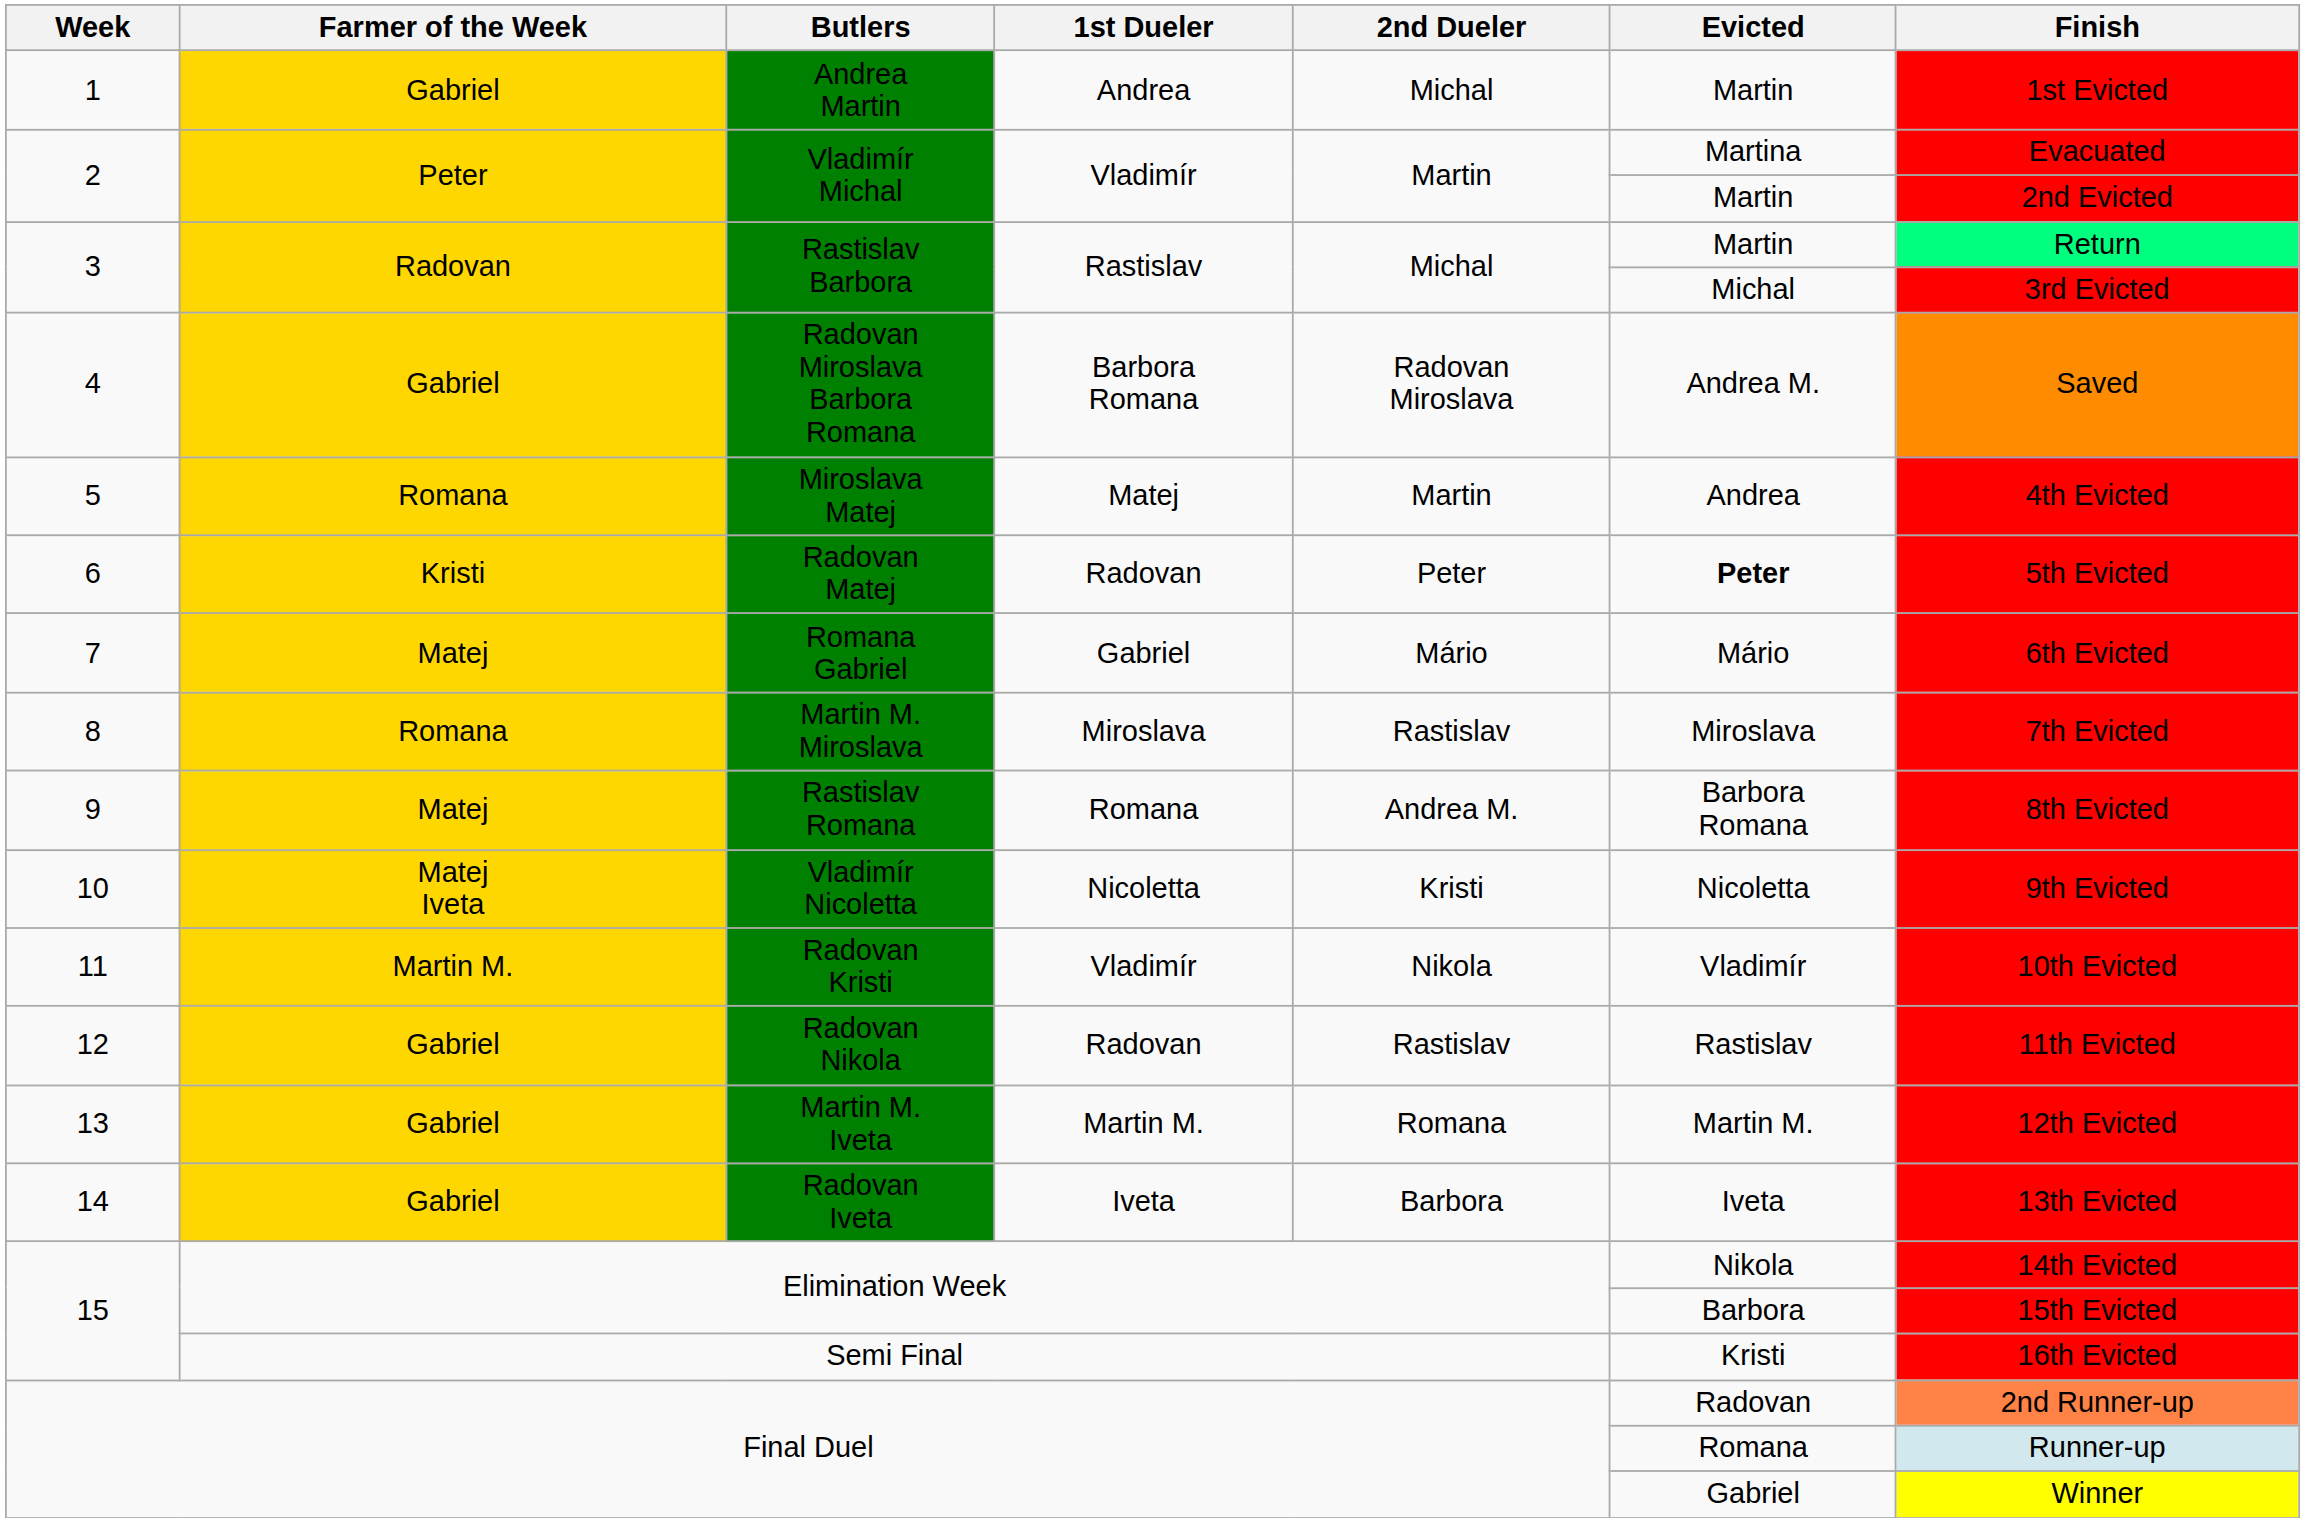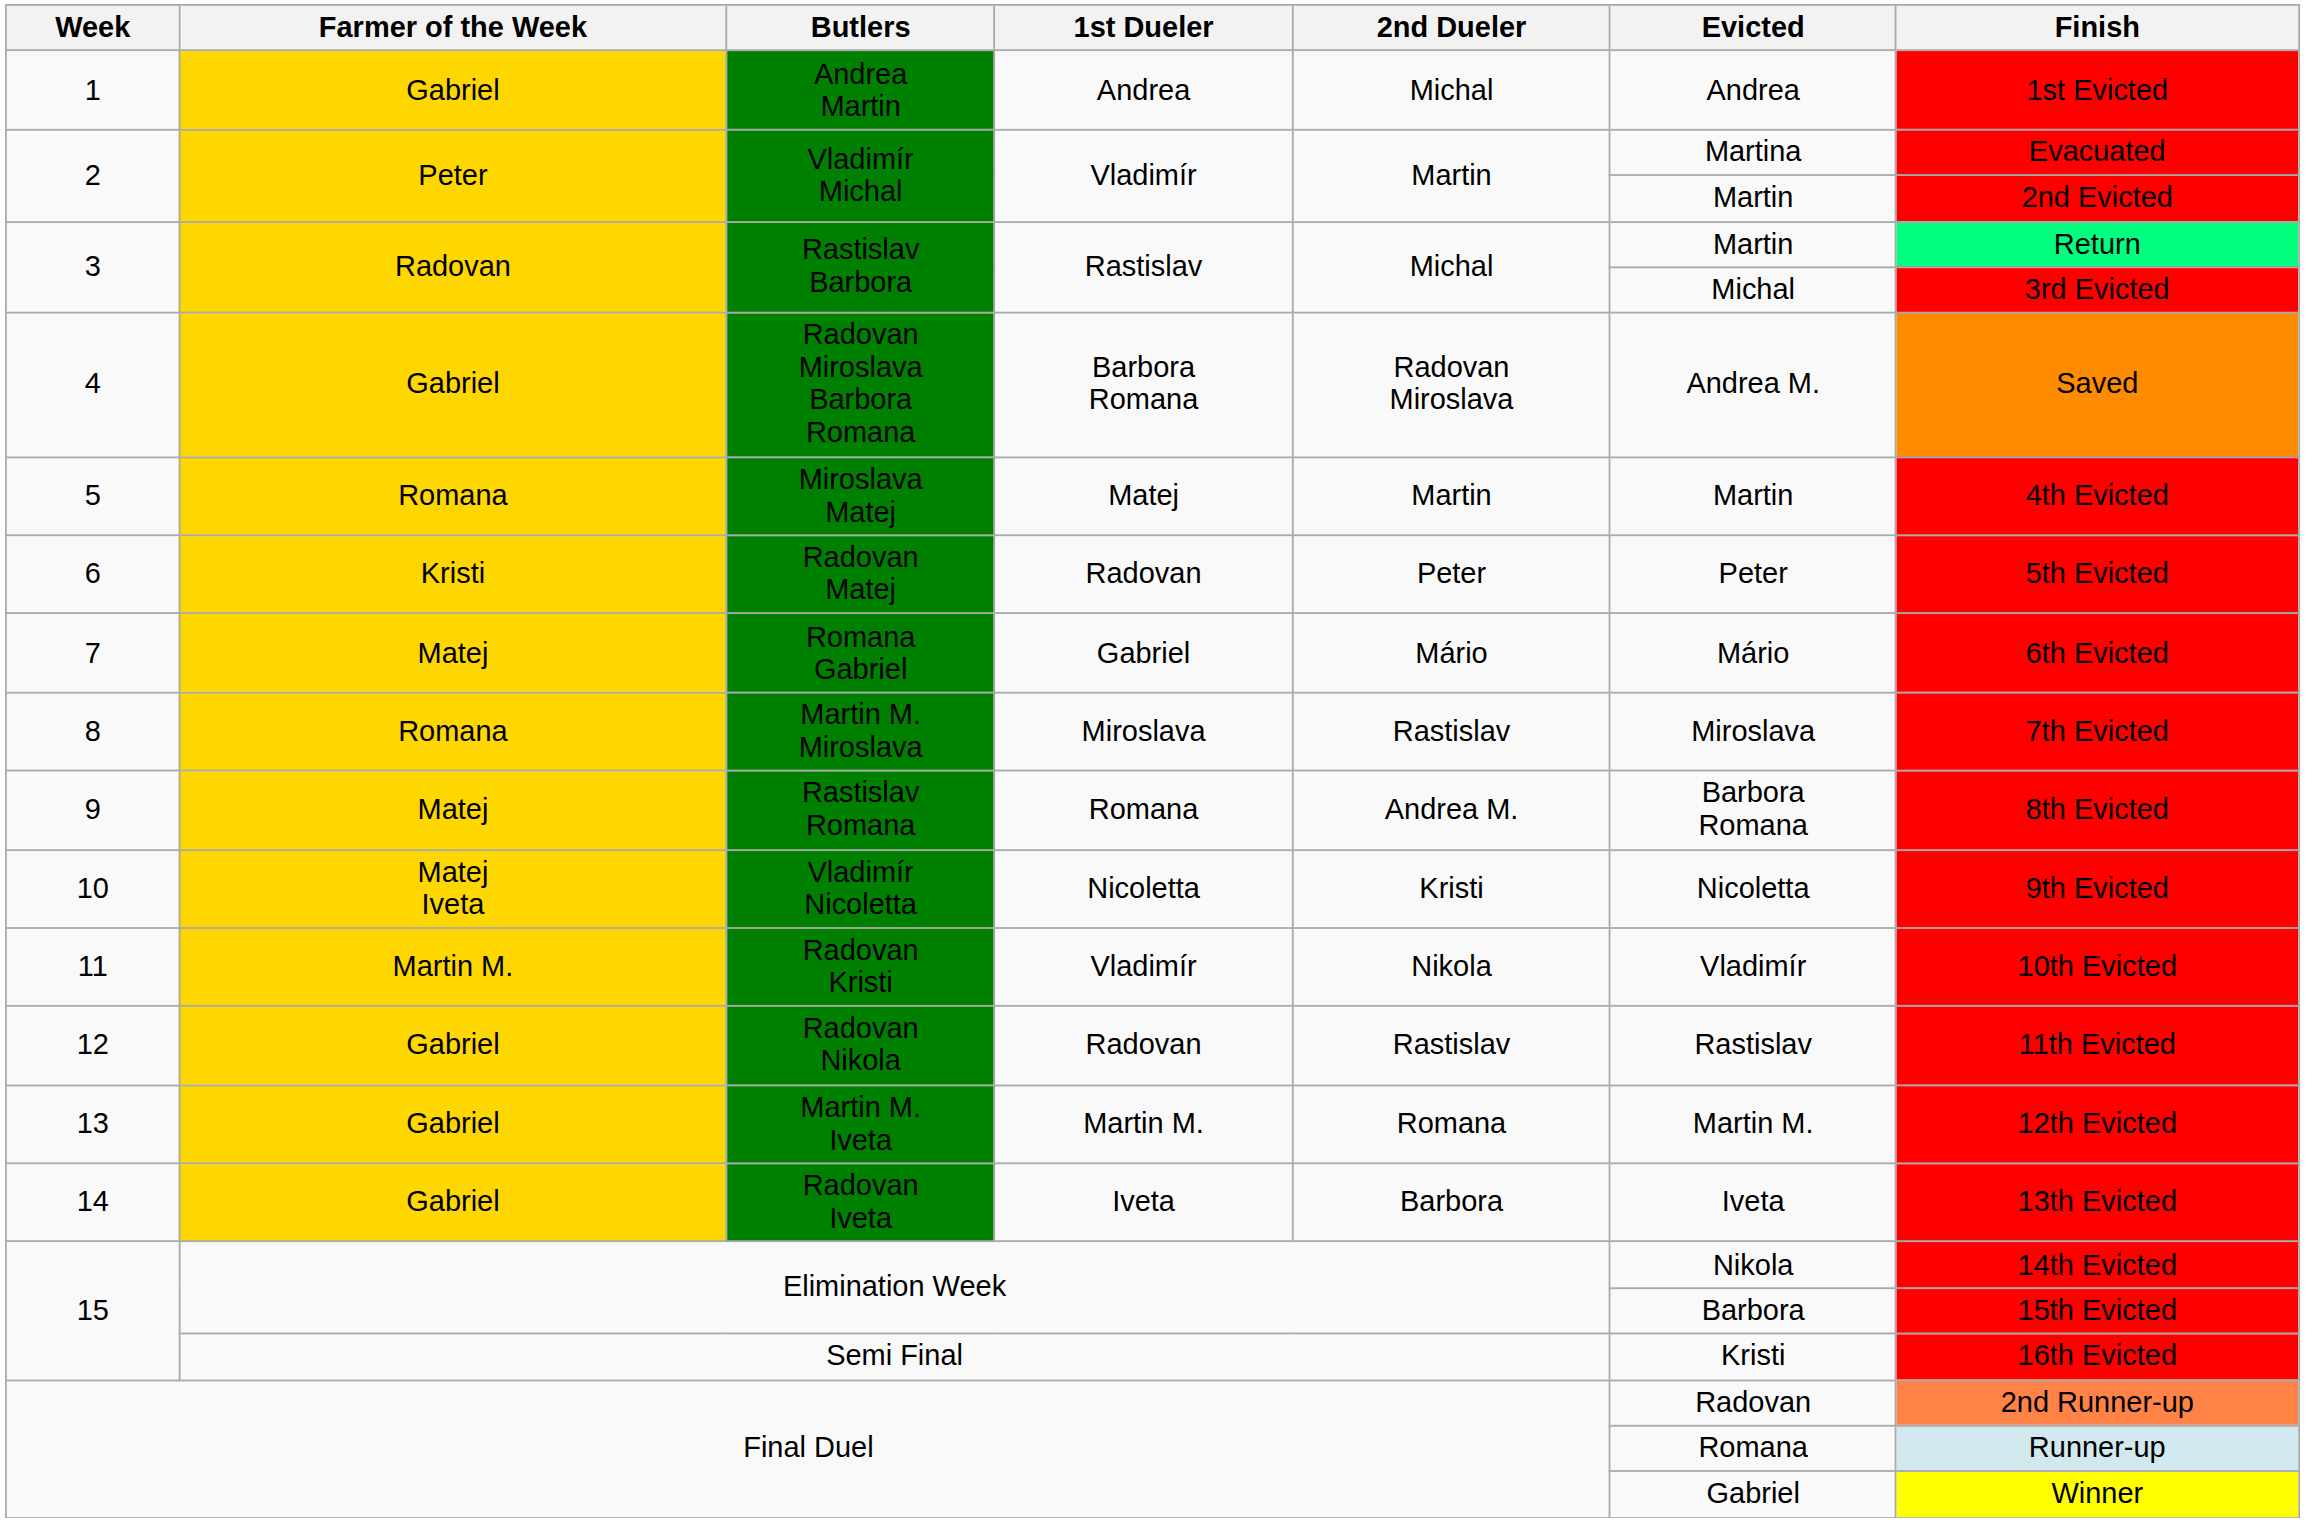(1753, 89) Martin -> (1753, 89) Andrea
(1753, 495) Andrea -> (1753, 495) Martin
(1753, 574) bold -> (1753, 574) normal
